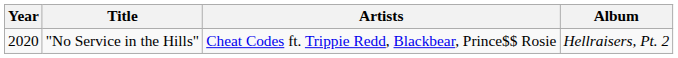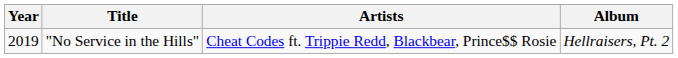(23, 41) 2020 -> (23, 41) 2019
